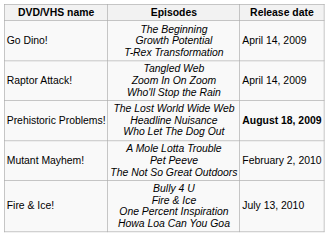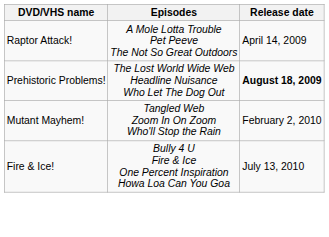- row: (27, 40)
(174, 80) Tangled Web Zoom In On Zoom Who'll Stop the Rain -> (174, 40) A Mole Lotta Trouble Pet Peeve The Not So Great Outdoors
(174, 160) A Mole Lotta Trouble Pet Peeve The Not So Great Outdoors -> (174, 120) Tangled Web Zoom In On Zoom Who'll Stop the Rain
